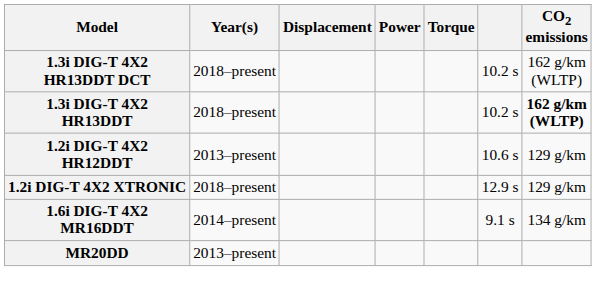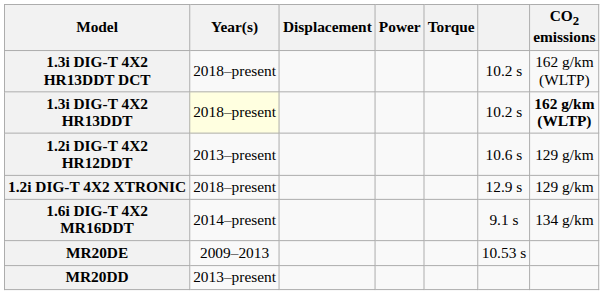(235, 112) no background -> (235, 112) lightyellow background
+ row: (97, 253)
